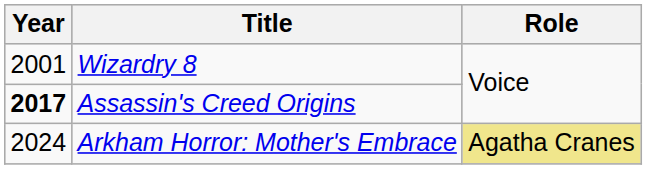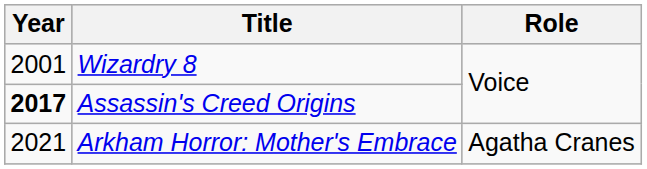(38, 143) 2024 -> (38, 143) 2021
(552, 143) khaki background -> (552, 143) no background
